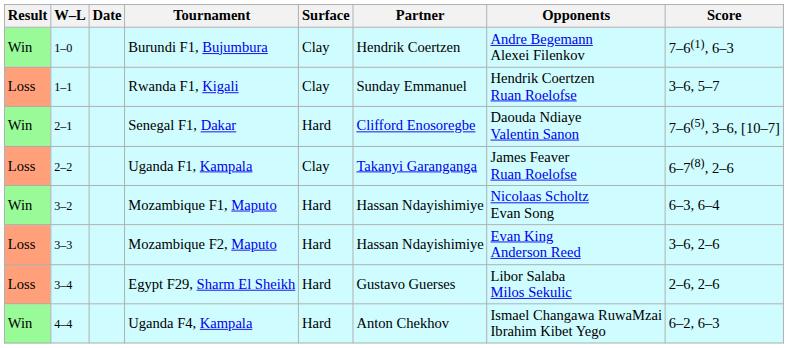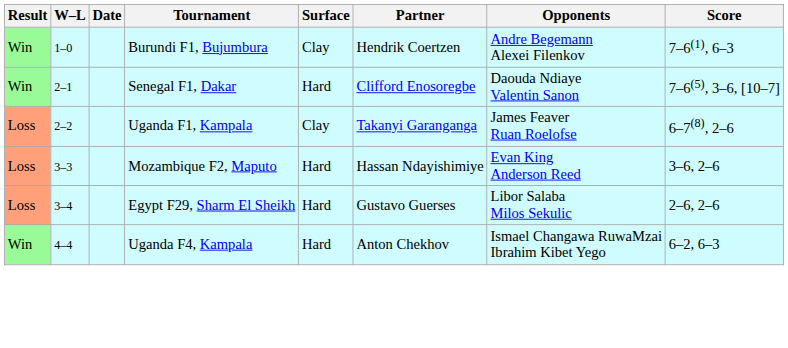- row: (183, 86)
- row: (202, 205)
